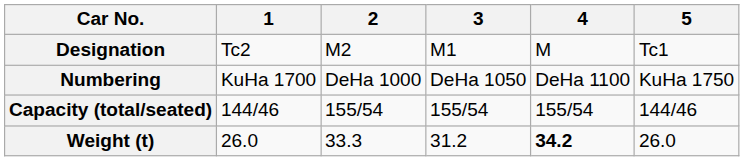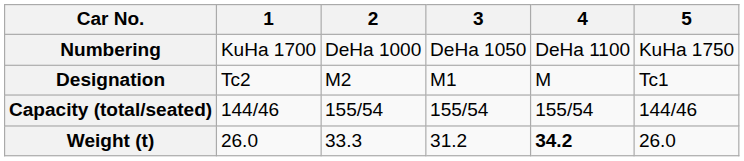rows swapped: (111, 49) <-> (111, 79)
